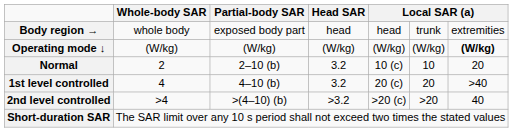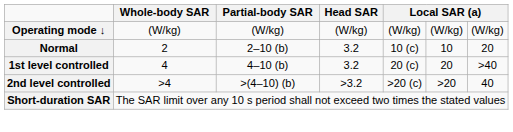- row: (59, 30)
(478, 48) bold -> (487, 30) normal
